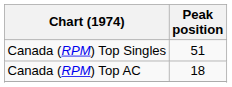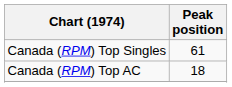(198, 50) 51 -> (198, 50) 61
